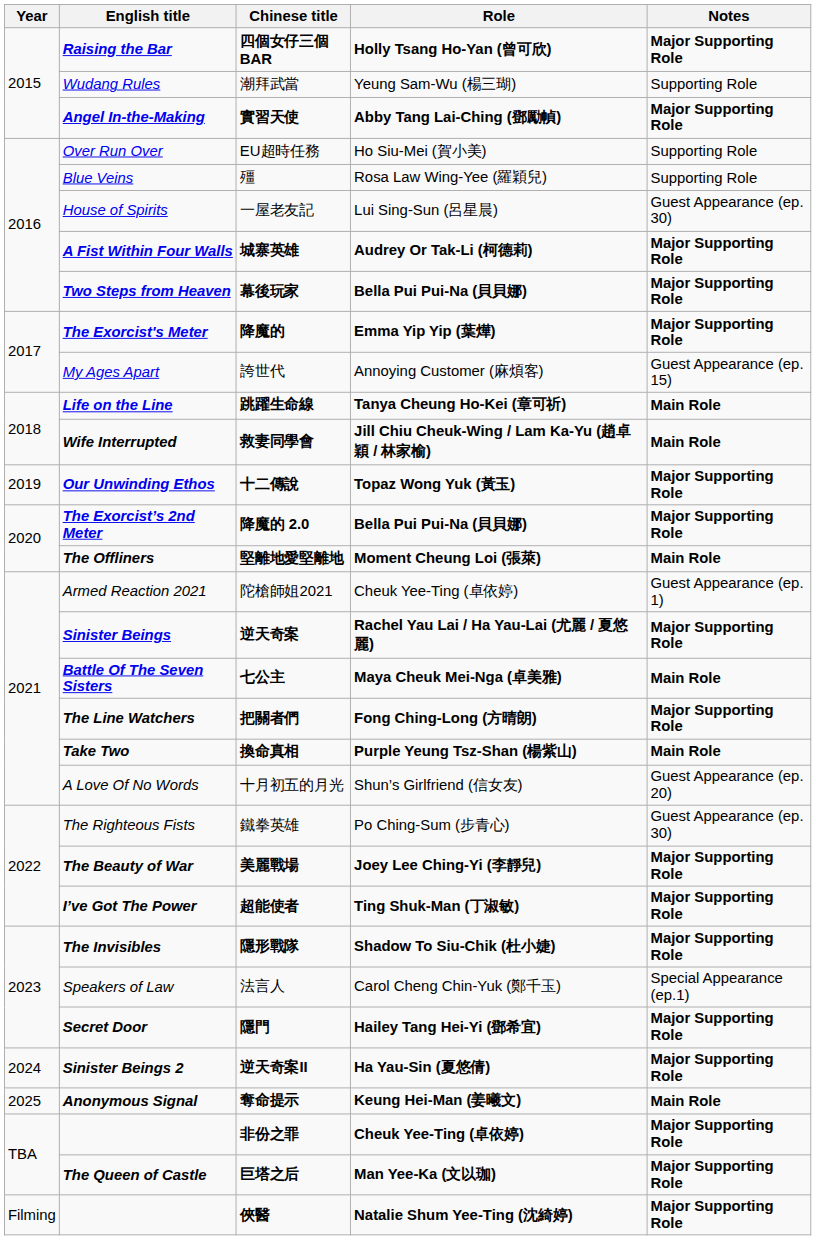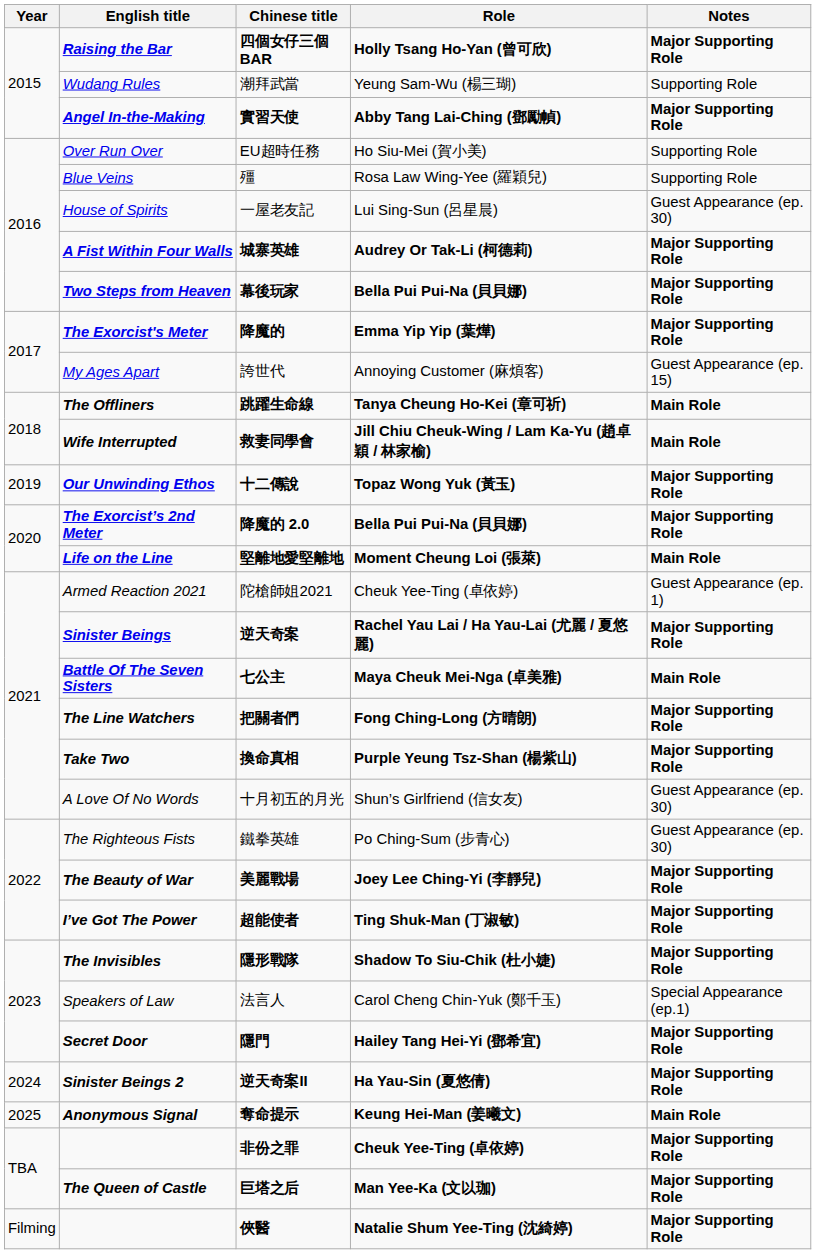(118, 405) Life on the Line -> (108, 405) The Offliners
(108, 558) The Offliners -> (118, 558) Life on the Line
(686, 751) Main Role -> (712, 758) Major Supporting Role
(727, 785) Guest Appearance (ep. 20) -> (727, 799) Guest Appearance (ep. 30)
